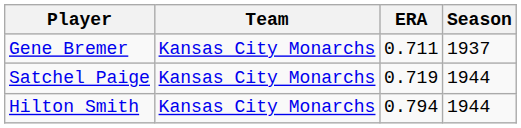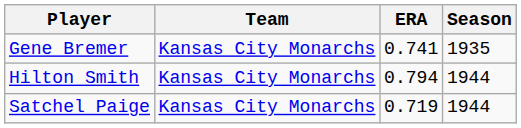(411, 49) 0.711 -> (411, 49) 0.741
(469, 49) 1937 -> (469, 49) 1935
rows swapped: (79, 78) <-> (74, 108)
